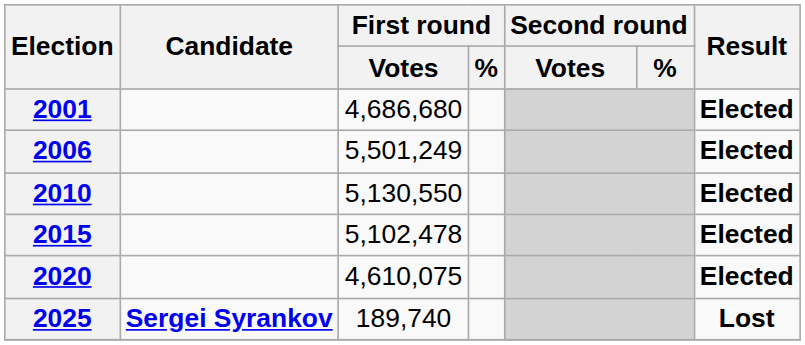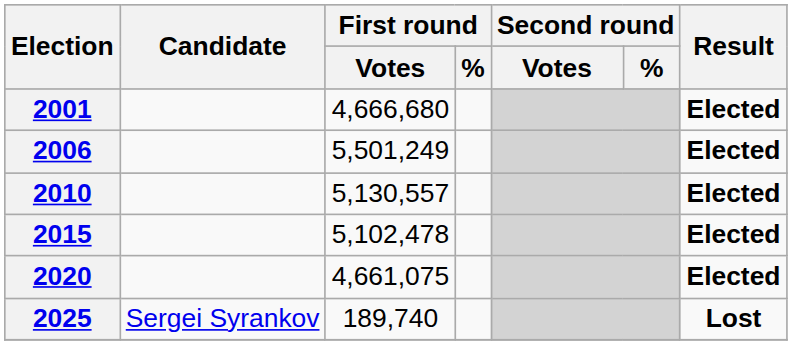(404, 109) 4,686,680 -> (390, 109) 4,666,680
(404, 192) 5,130,550 -> (390, 192) 5,130,557
(404, 276) 4,610,075 -> (390, 276) 4,661,075
(229, 318) bold -> (223, 318) normal
